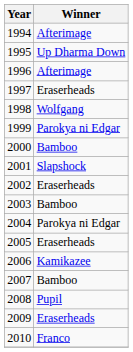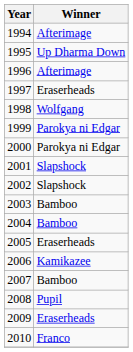(57, 147) Bamboo -> (78, 147) Parokya ni Edgar
(66, 185) Eraserheads -> (61, 185) Slapshock
(78, 223) Parokya ni Edgar -> (57, 223) Bamboo
